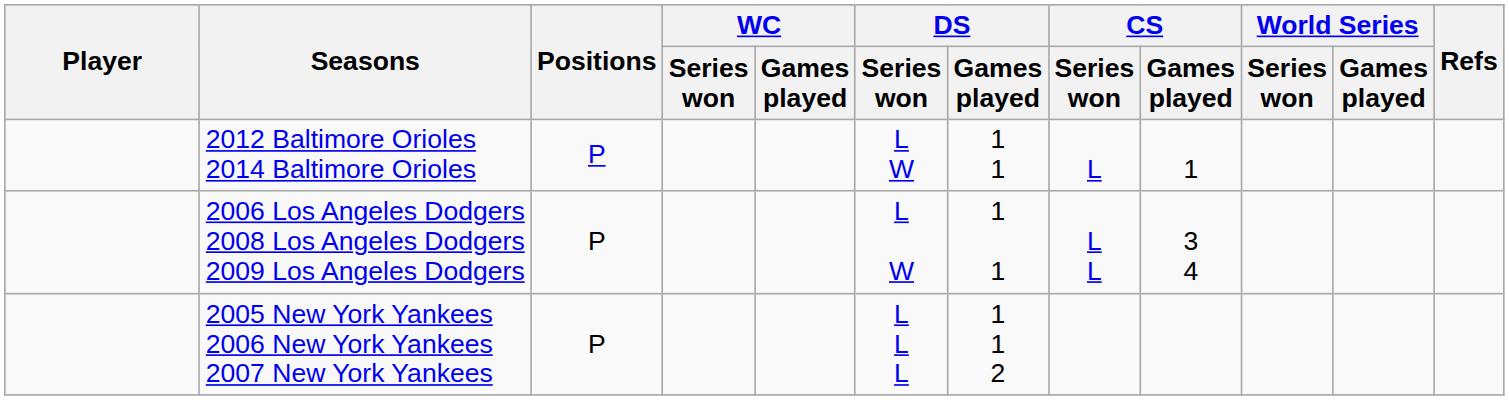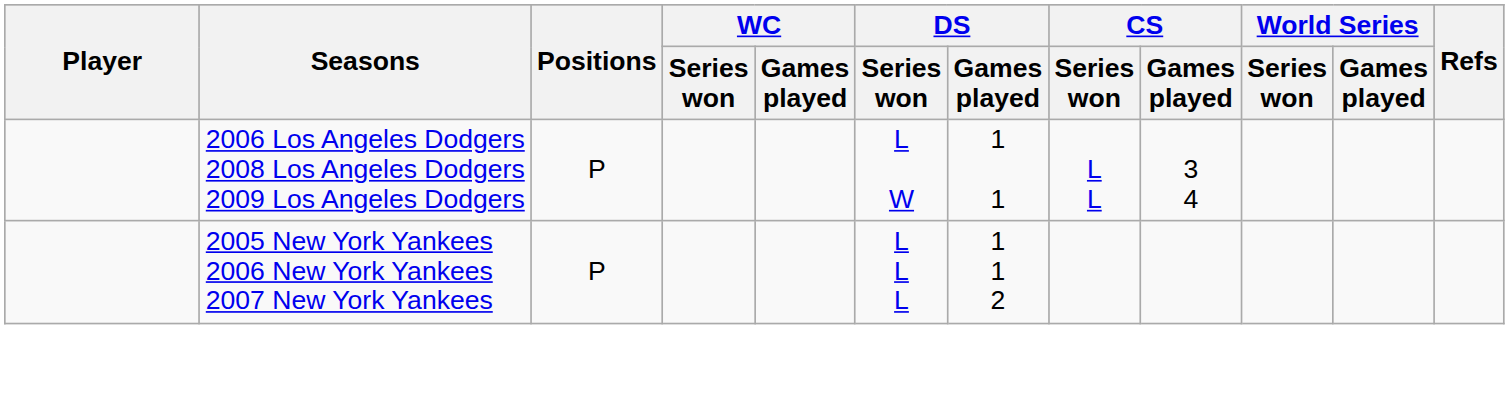- row: (341, 154)
